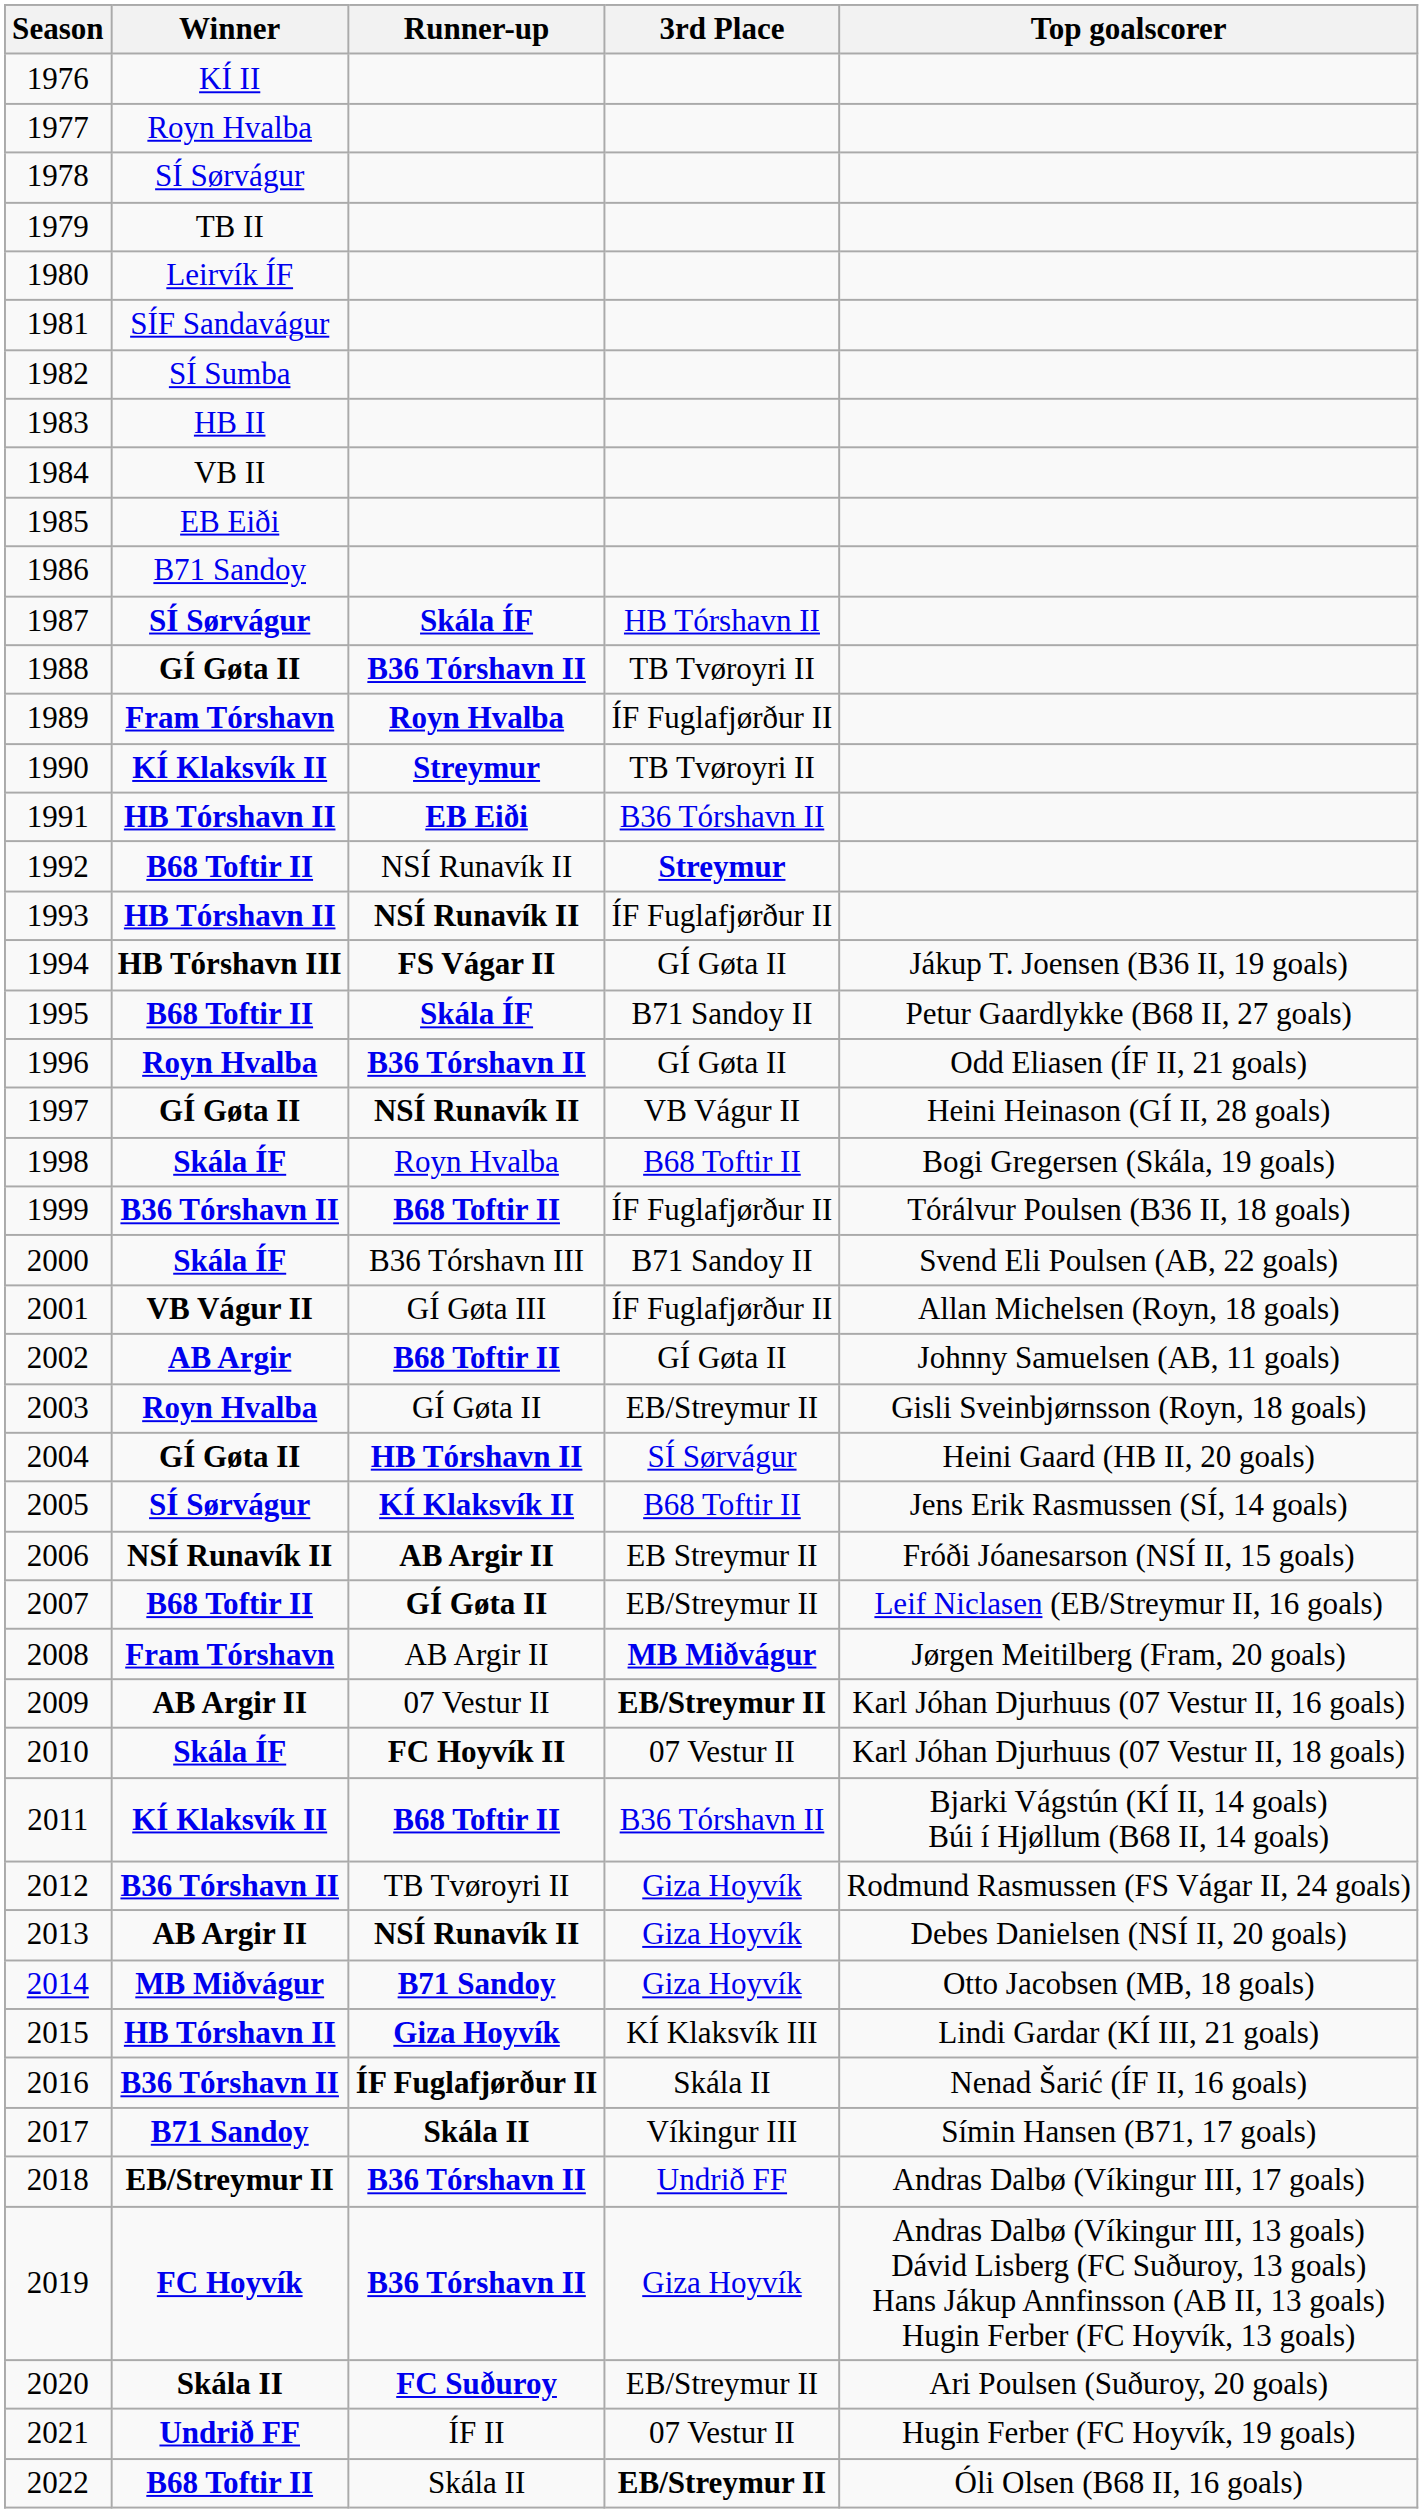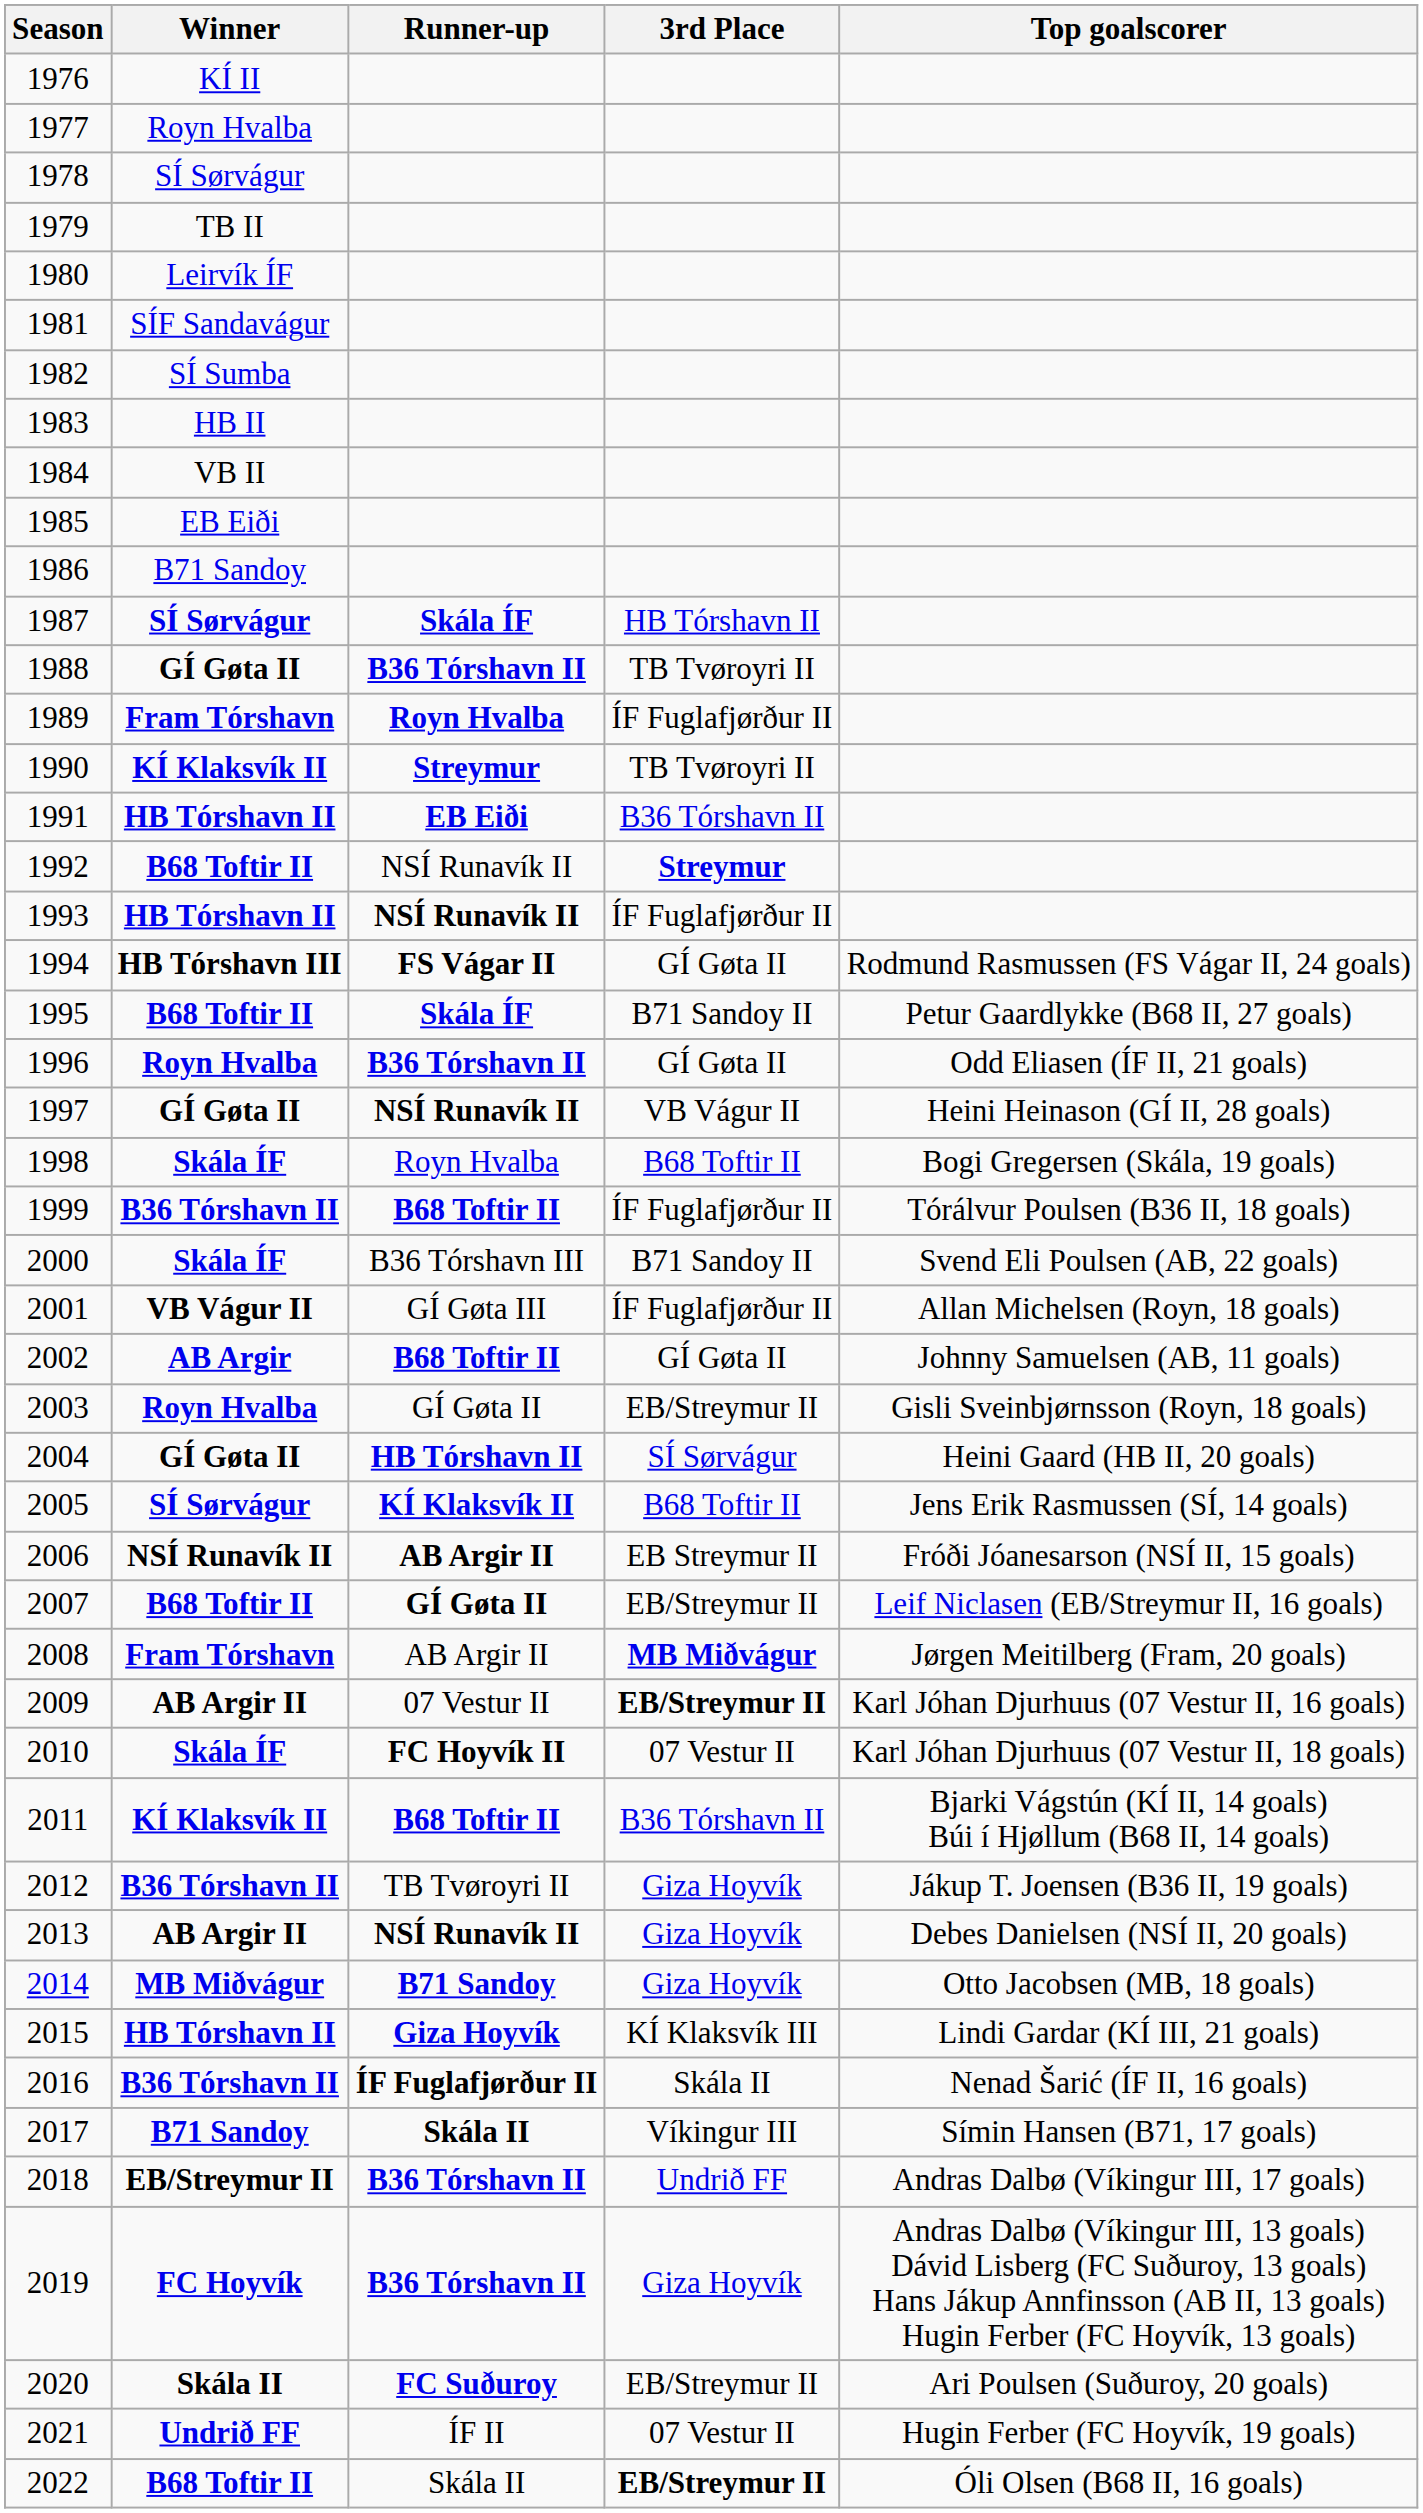(1129, 964) Jákup T. Joensen (B36 II, 19 goals) -> (1129, 964) Rodmund Rasmussen (FS Vágar II, 24 goals)
(1129, 1885) Rodmund Rasmussen (FS Vágar II, 24 goals) -> (1129, 1885) Jákup T. Joensen (B36 II, 19 goals)
